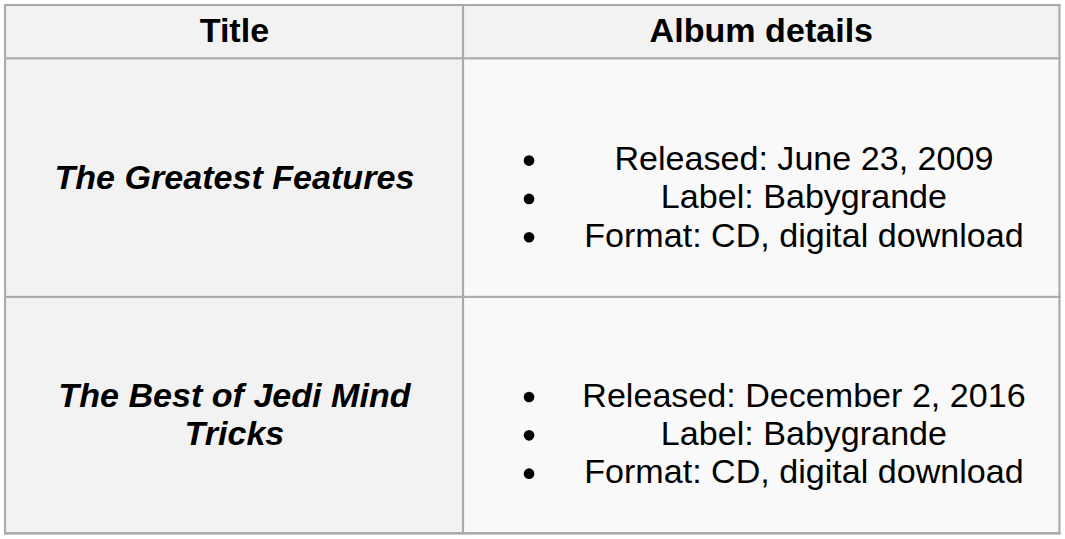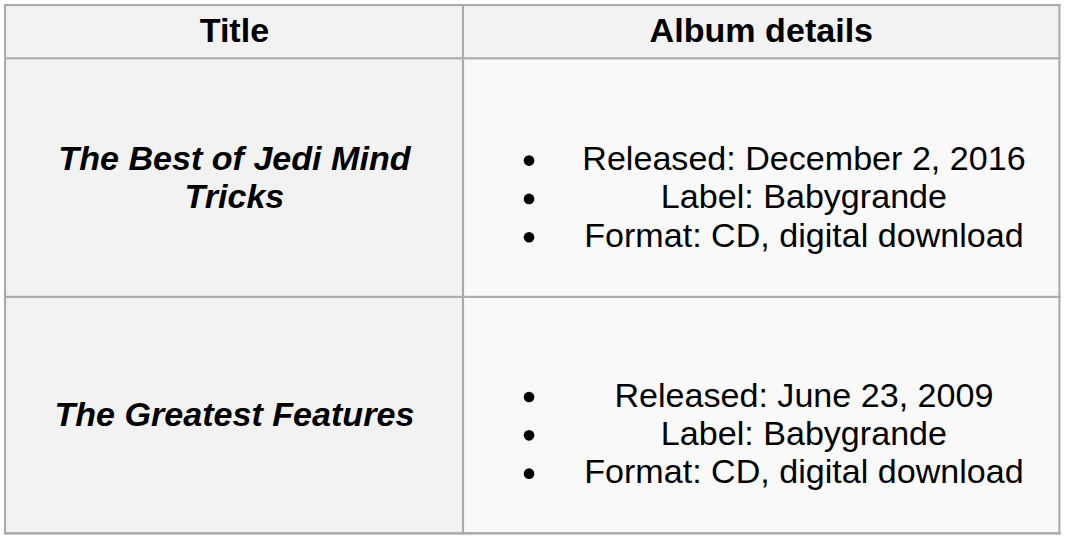rows swapped: (234, 177) <-> (234, 414)
